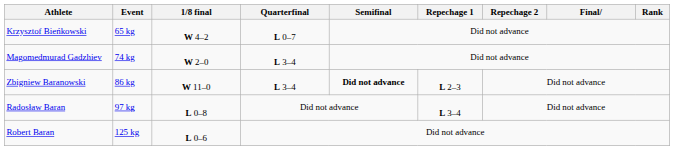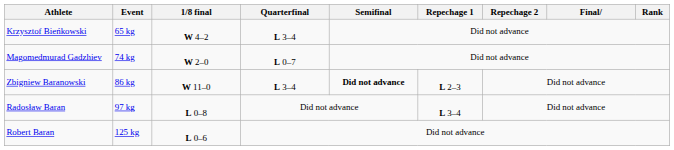(285, 37) L 0–7 -> (285, 37) L 3–4
(285, 62) L 3–4 -> (285, 62) L 0–7
